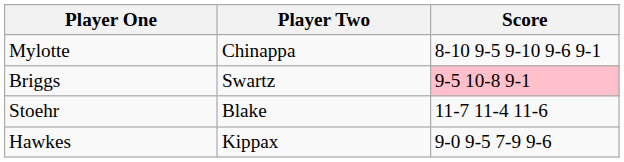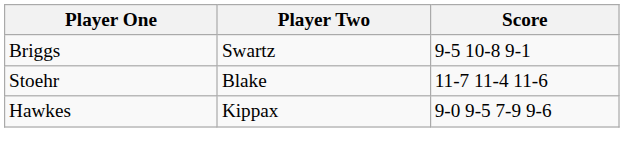- row: (39, 50)
(483, 80) pink background -> (483, 50) no background
